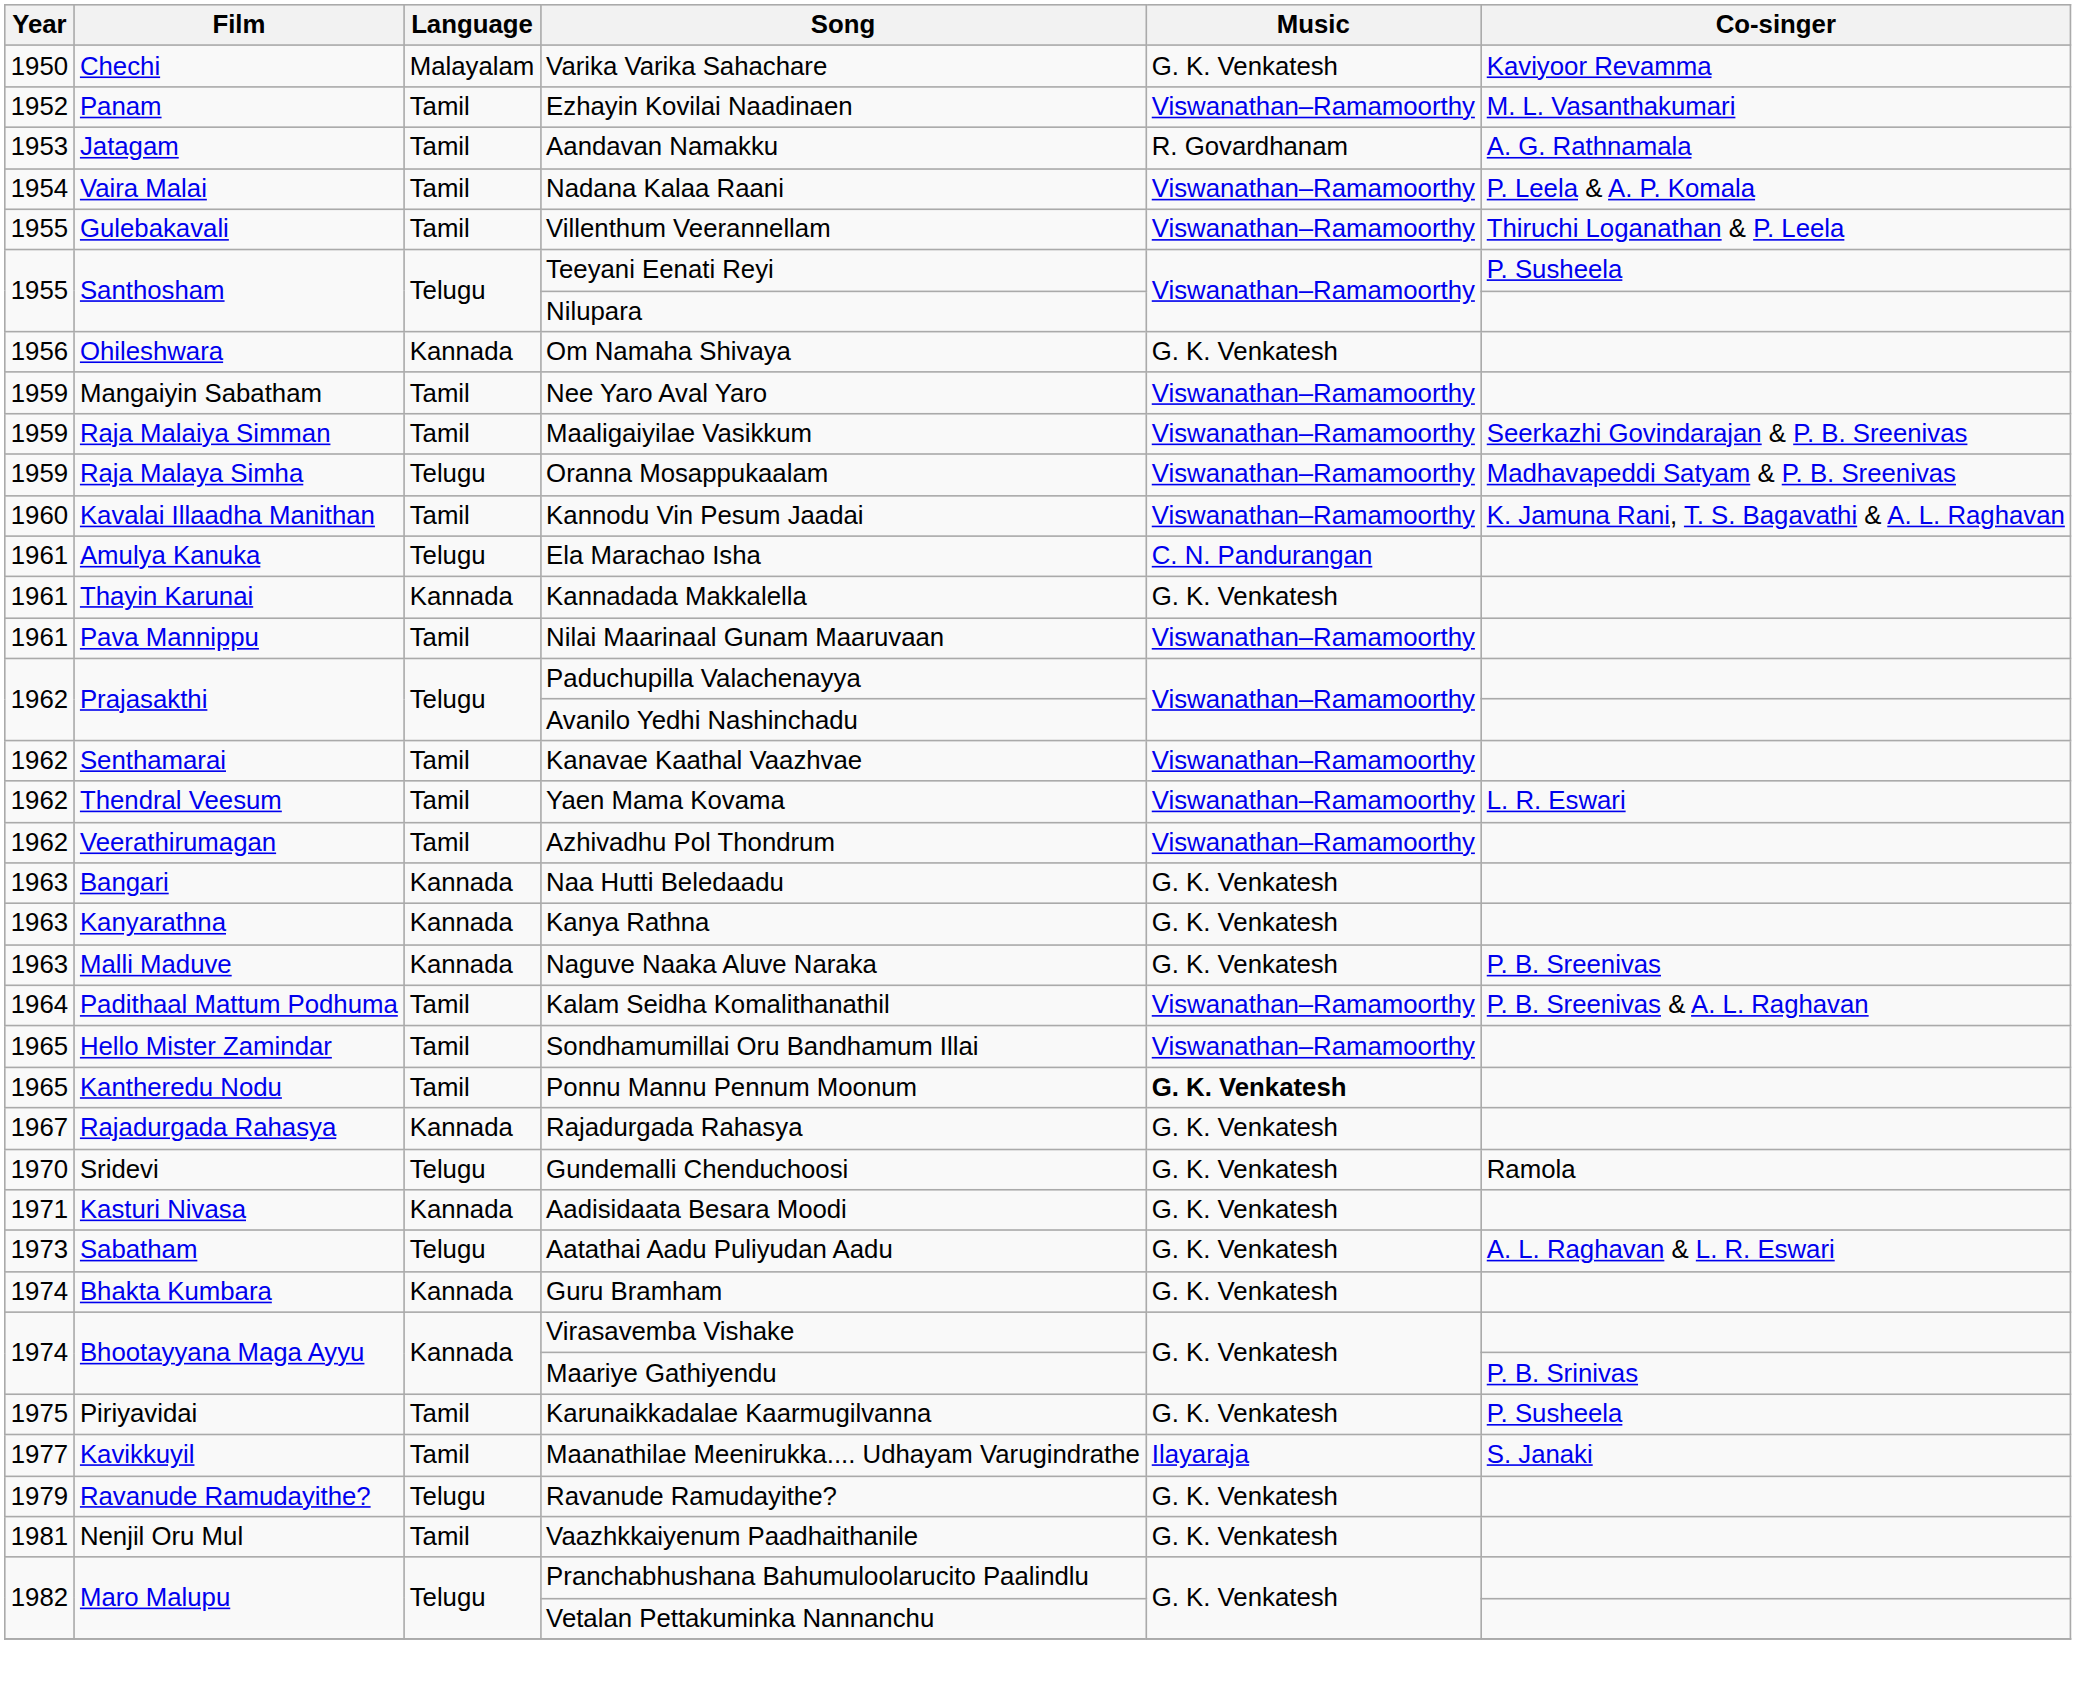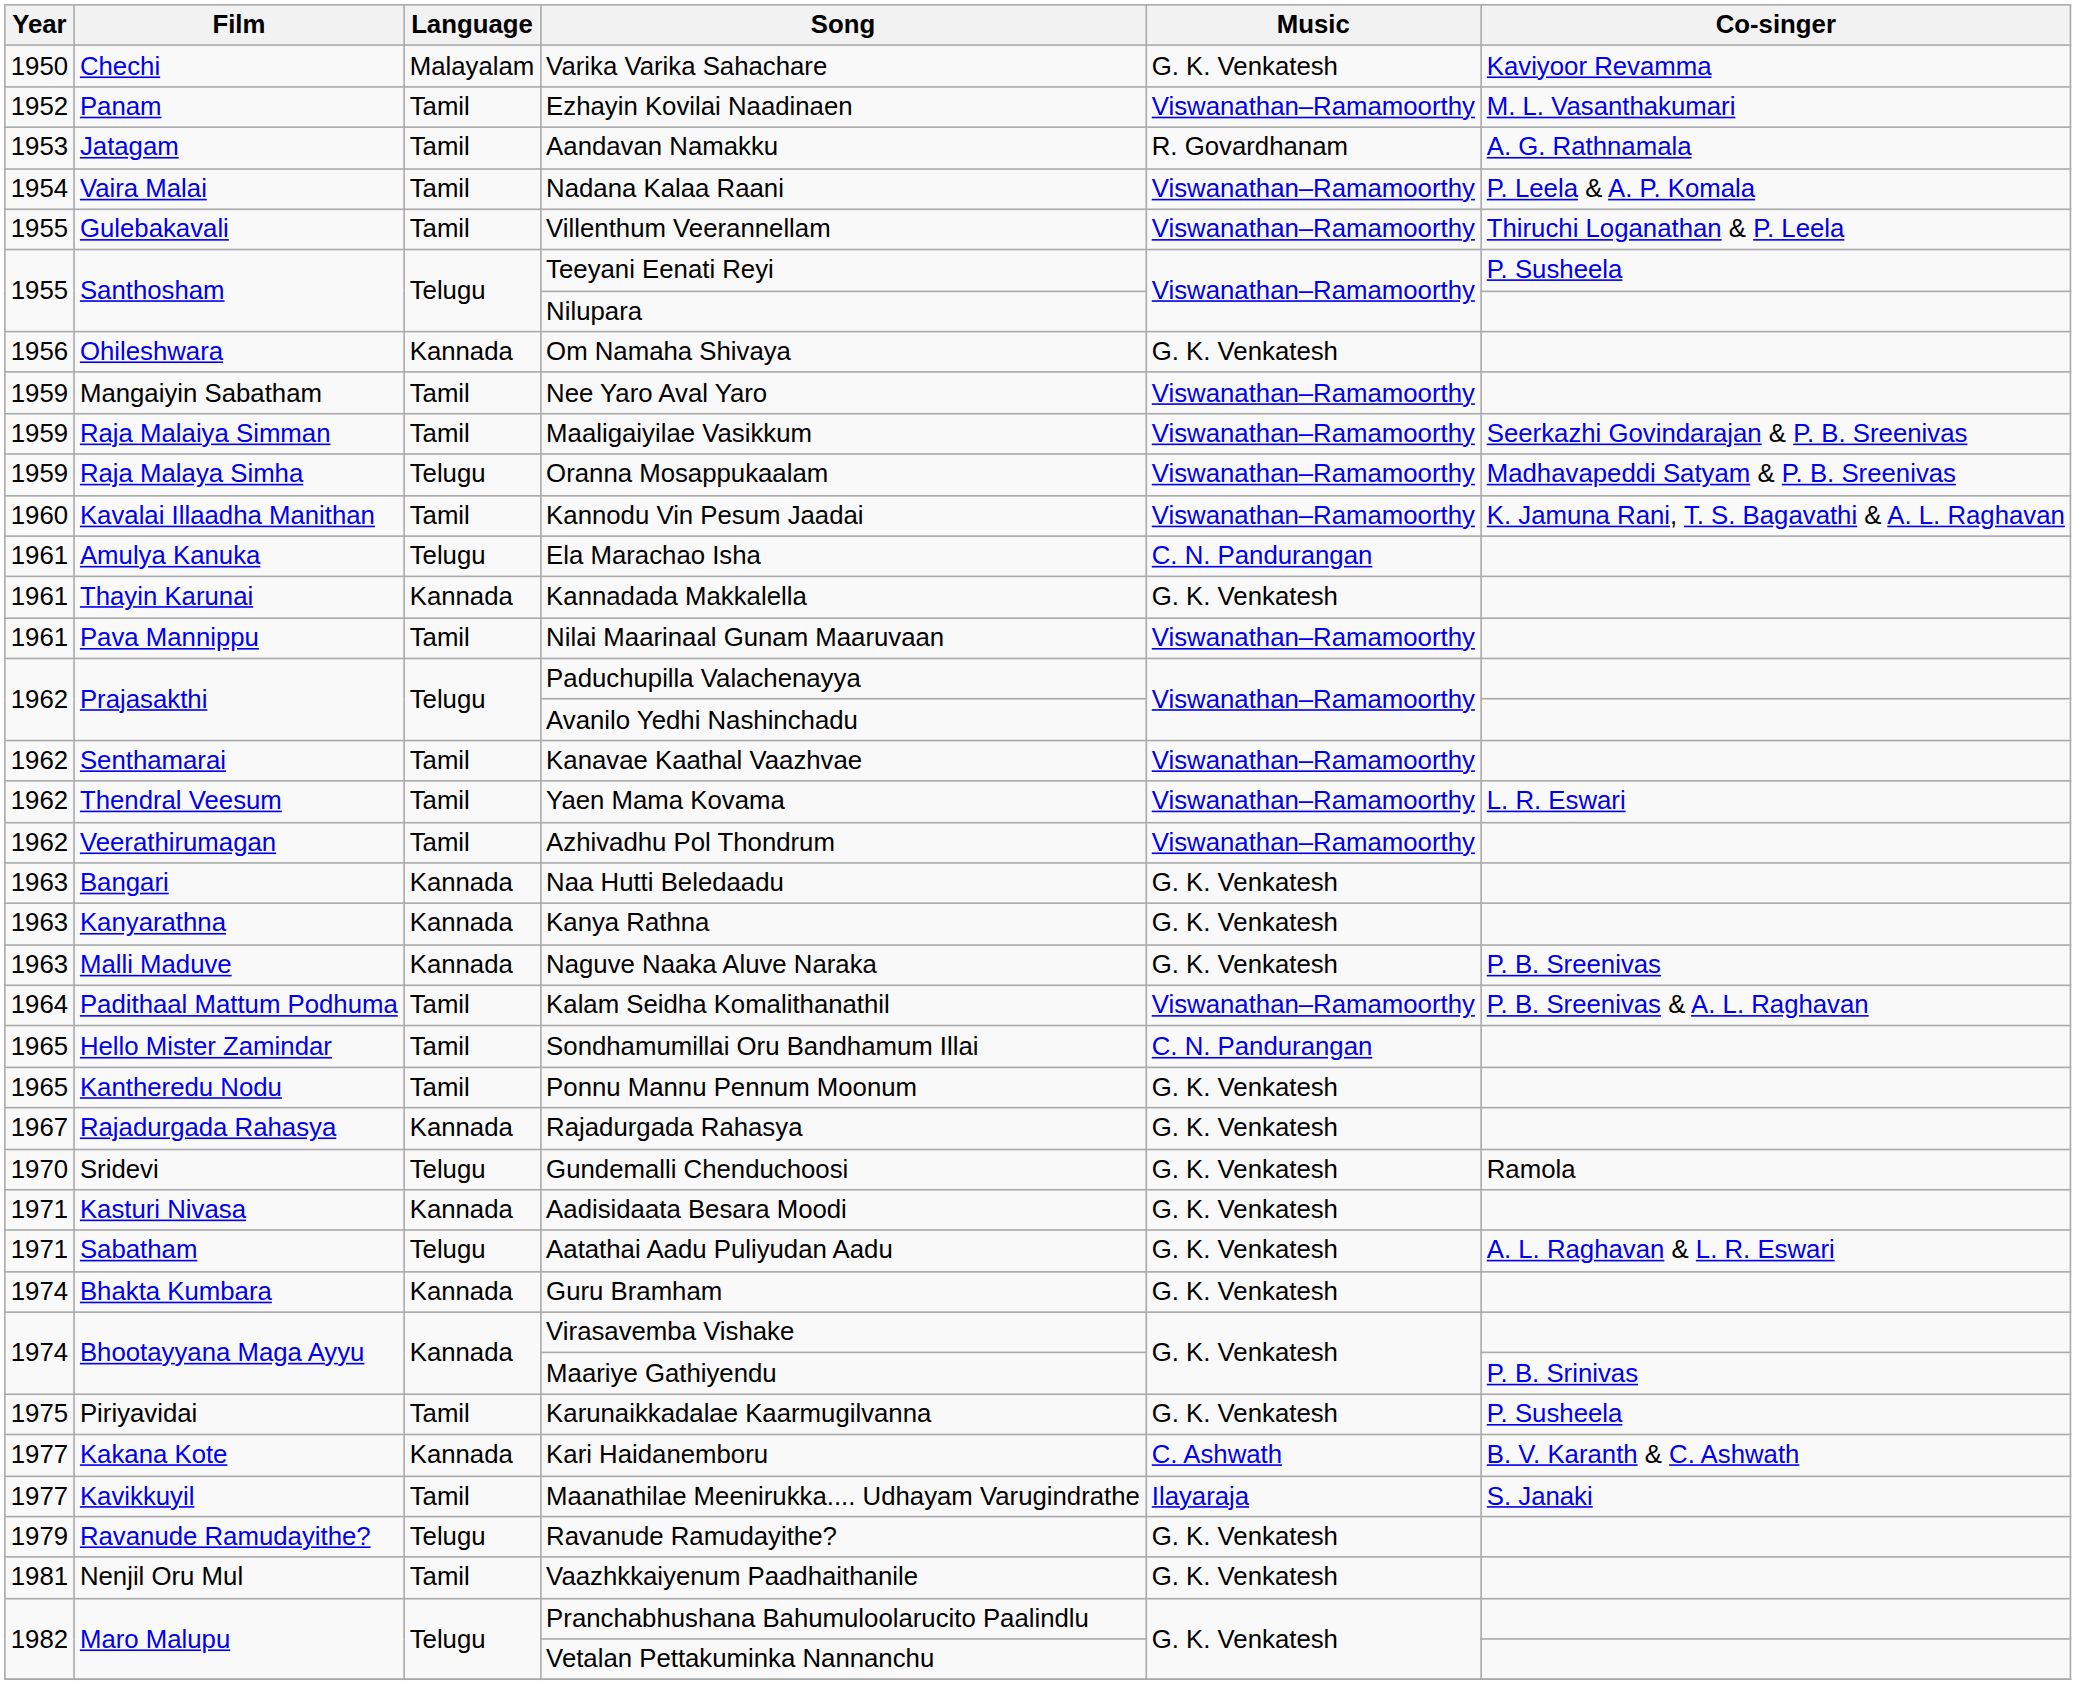(1313, 1046) Viswanathan–Ramamoorthy -> (1262, 1046) C. N. Pandurangan
(1249, 1087) bold -> (1245, 1087) normal
(39, 1250) 1973 -> (39, 1250) 1971
+ row: (657, 1454)
